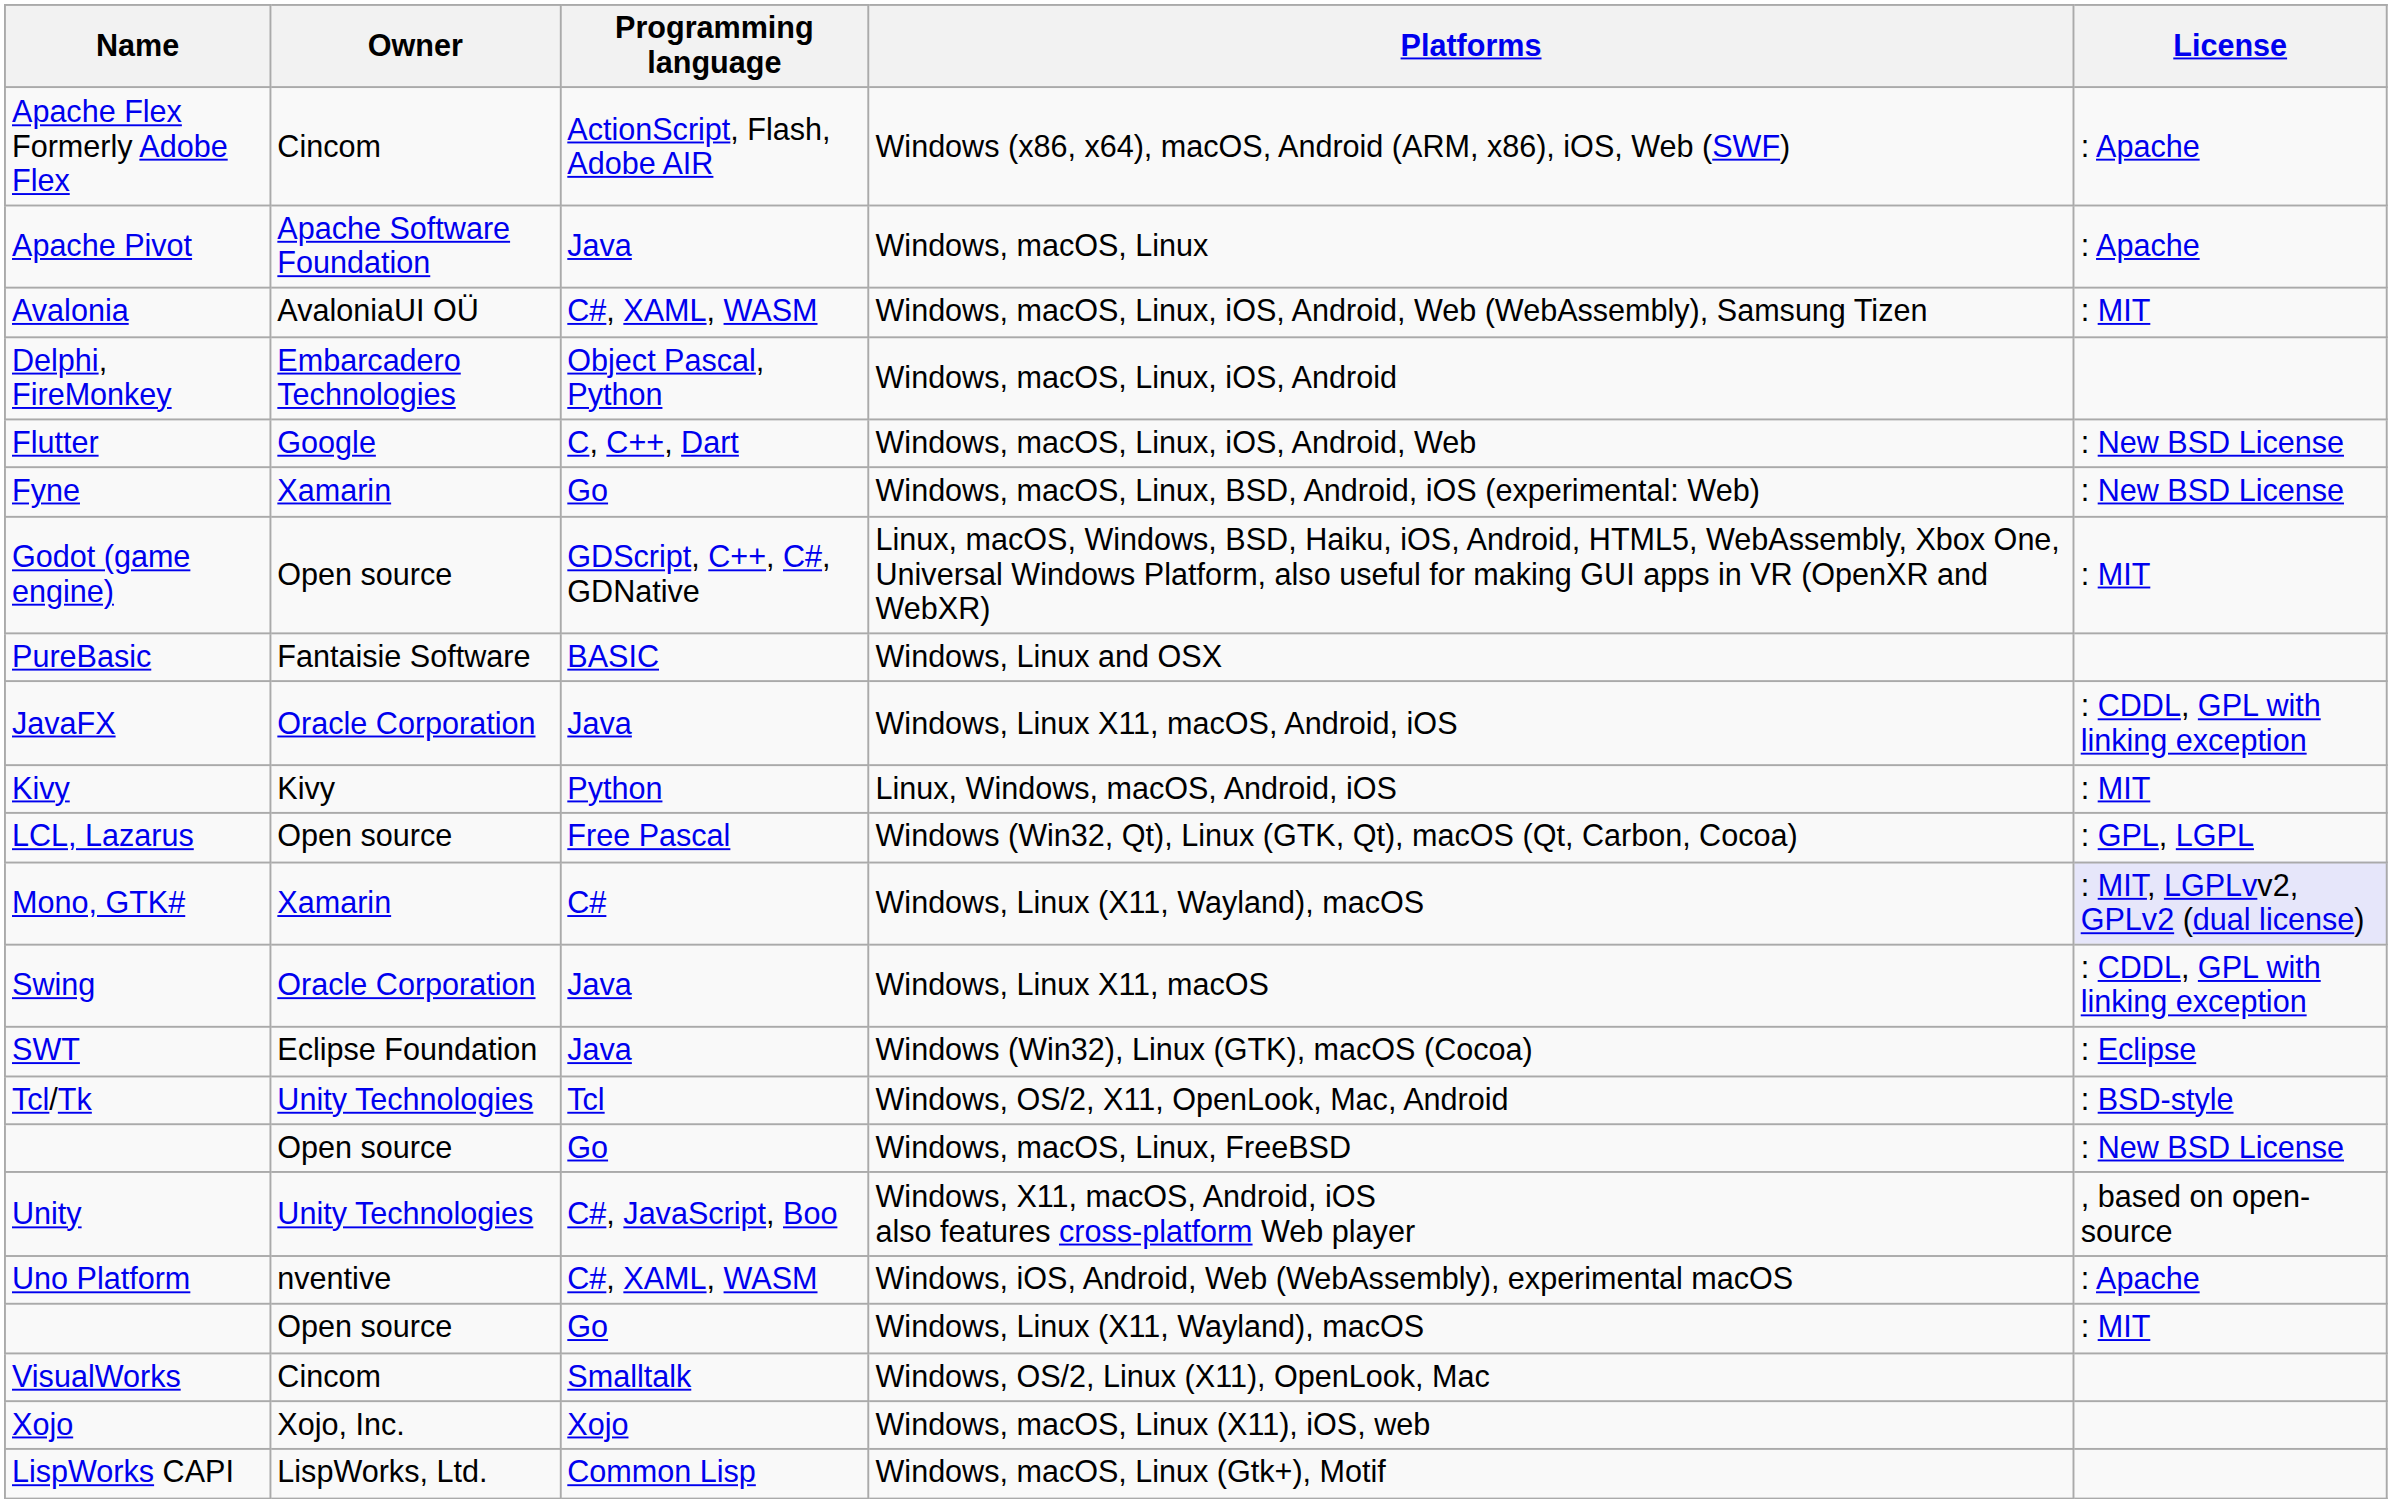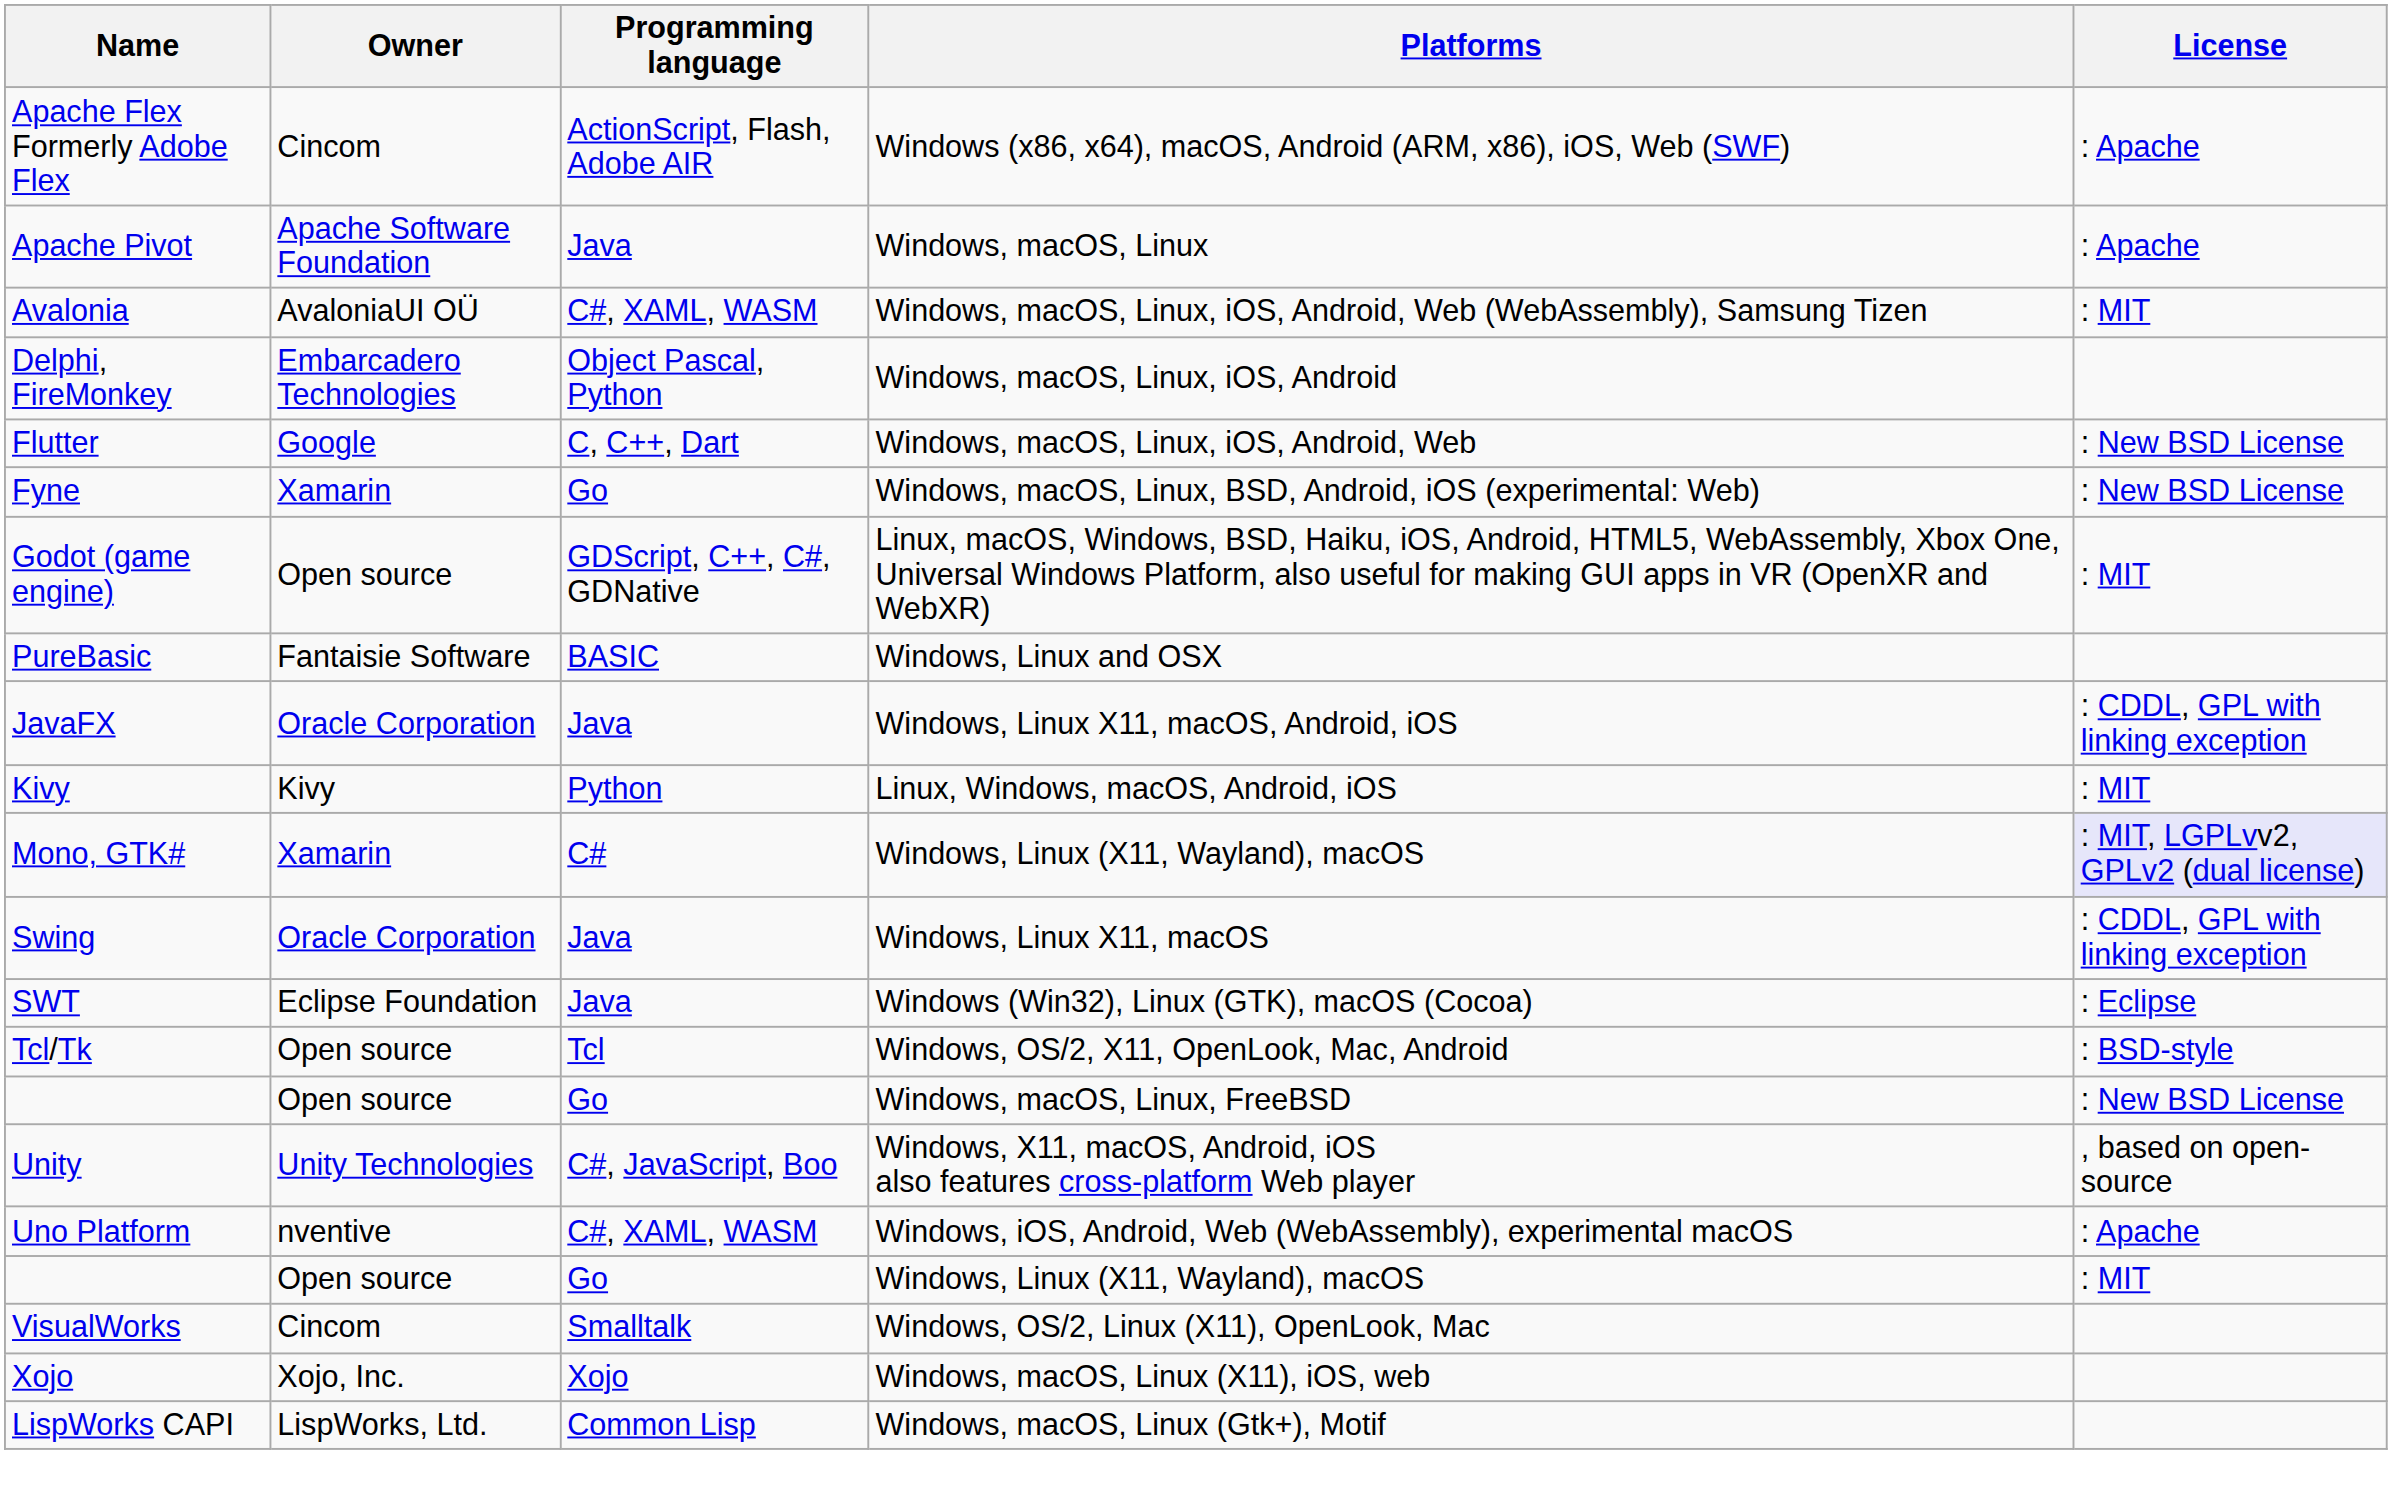- row: (103, 836)
(405, 1099) Unity Technologies -> (365, 1051) Open source
